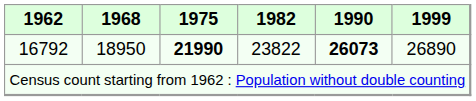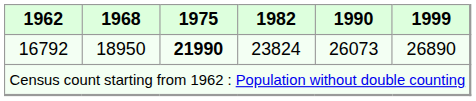(276, 49) 23822 -> (276, 49) 23824
(354, 49) bold -> (354, 49) normal
